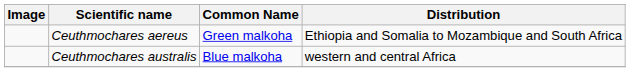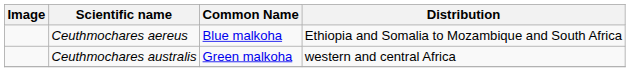(247, 35) Green malkoha -> (242, 35) Blue malkoha
(242, 56) Blue malkoha -> (247, 56) Green malkoha
